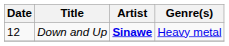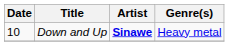(13, 31) 12 -> (13, 31) 10
